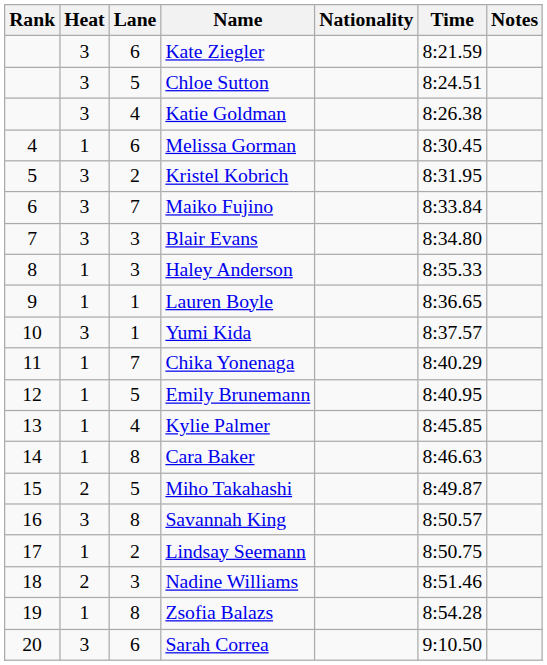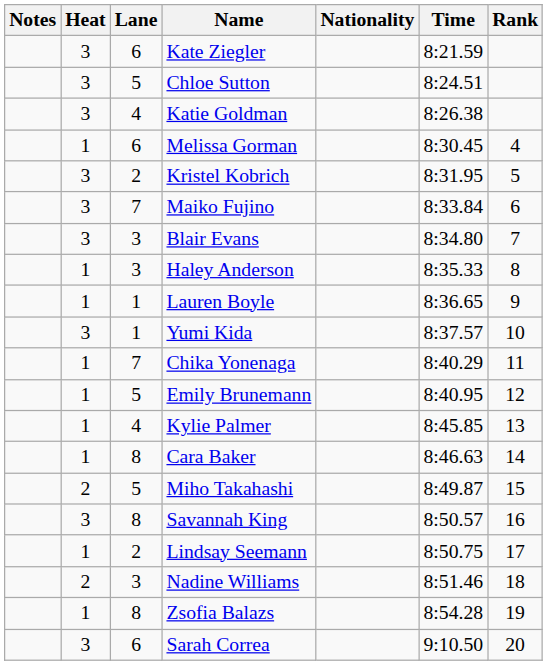columns swapped: (32, 20) <-> (515, 20)
